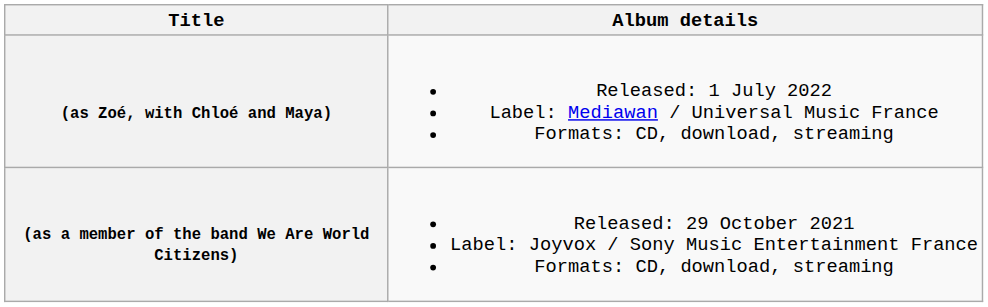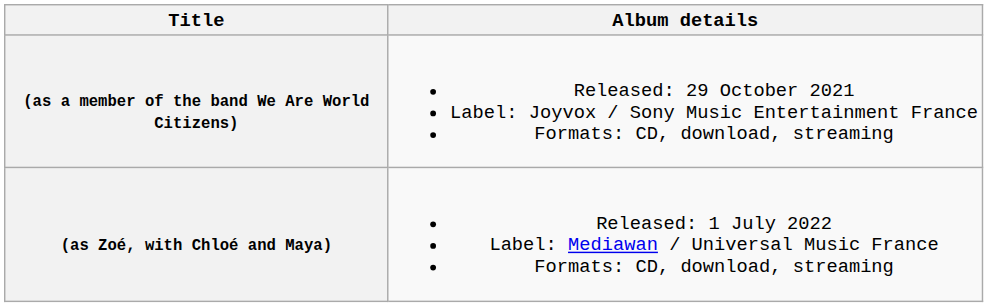rows swapped: (196, 246) <-> (196, 113)
